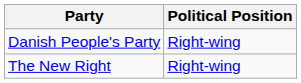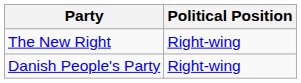rows swapped: (59, 66) <-> (84, 41)
